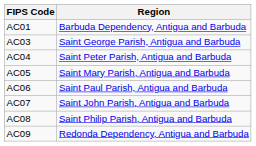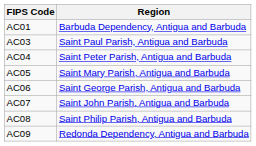(150, 42) Saint George Parish, Antigua and Barbuda -> (143, 42) Saint Paul Parish, Antigua and Barbuda
(143, 88) Saint Paul Parish, Antigua and Barbuda -> (150, 88) Saint George Parish, Antigua and Barbuda
